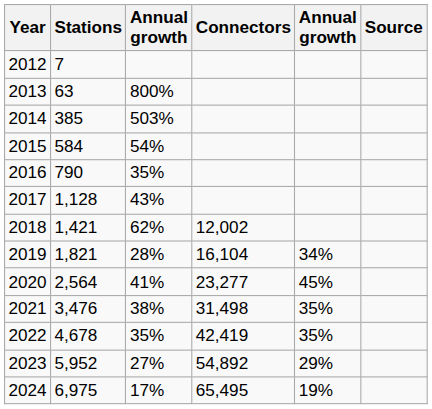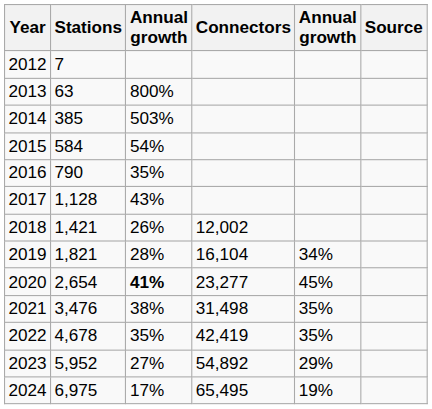(147, 227) 62% -> (147, 227) 26%
(76, 281) 2,564 -> (76, 281) 2,654
(147, 281) normal -> (147, 281) bold
